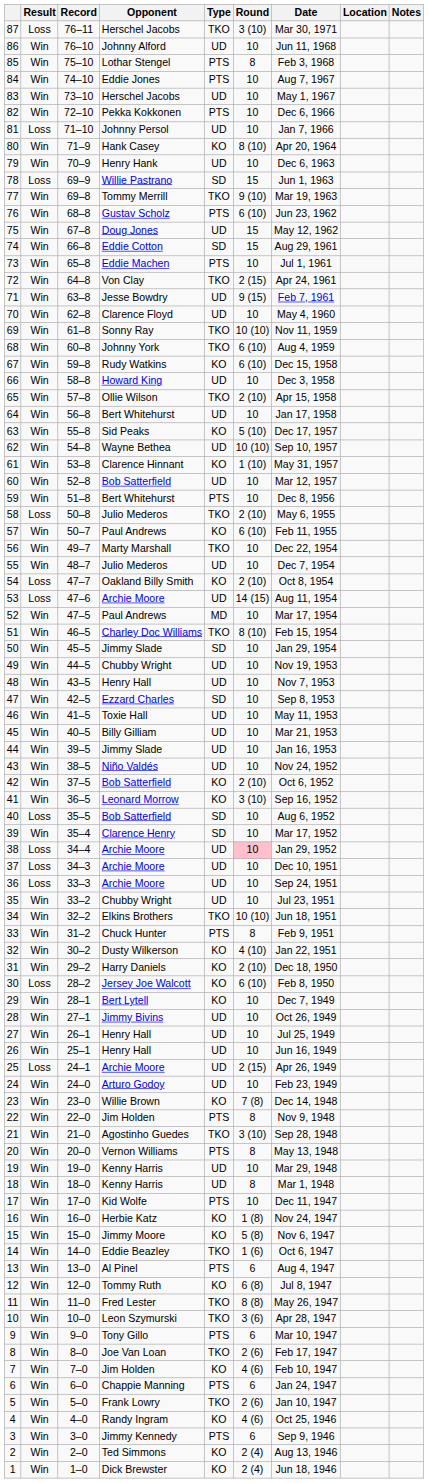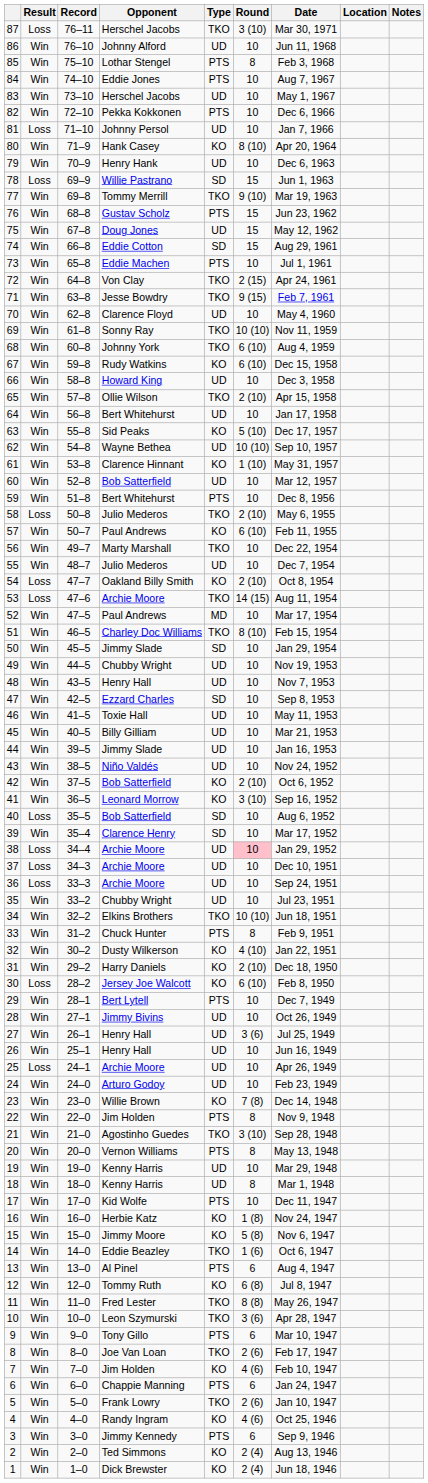(252, 213) 6 (10) -> (252, 213) 15
(219, 297) UD -> (219, 297) TKO
(219, 599) UD -> (219, 599) TKO
(219, 1000) KO -> (219, 1000) PTS
(252, 1034) 10 -> (252, 1034) 3 (6)
(252, 1067) 2 (15) -> (252, 1067) 10
